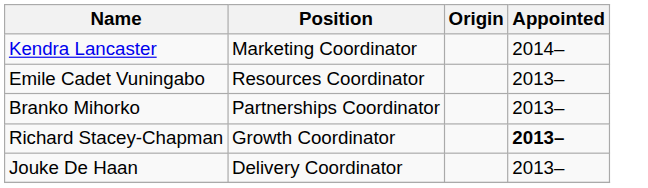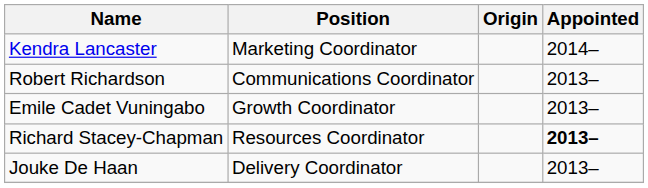+ row: (87, 78)
(328, 78) Resources Coordinator -> (314, 108) Growth Coordinator
- row: (74, 108)
(314, 138) Growth Coordinator -> (328, 138) Resources Coordinator
